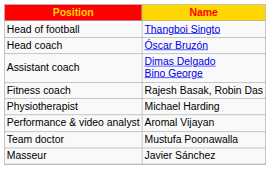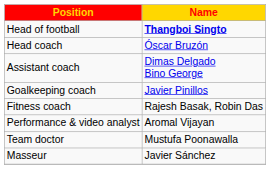(182, 29) normal -> (185, 29) bold
+ row: (51, 90)
- row: (42, 106)
